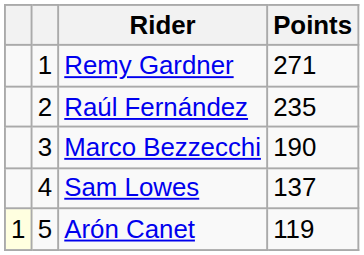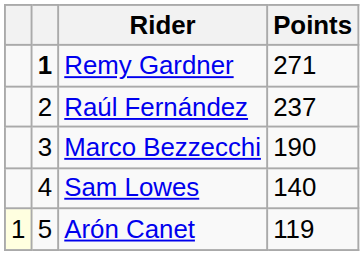(45, 66) normal -> (45, 66) bold
(295, 106) 235 -> (295, 106) 237
(295, 188) 137 -> (295, 188) 140
